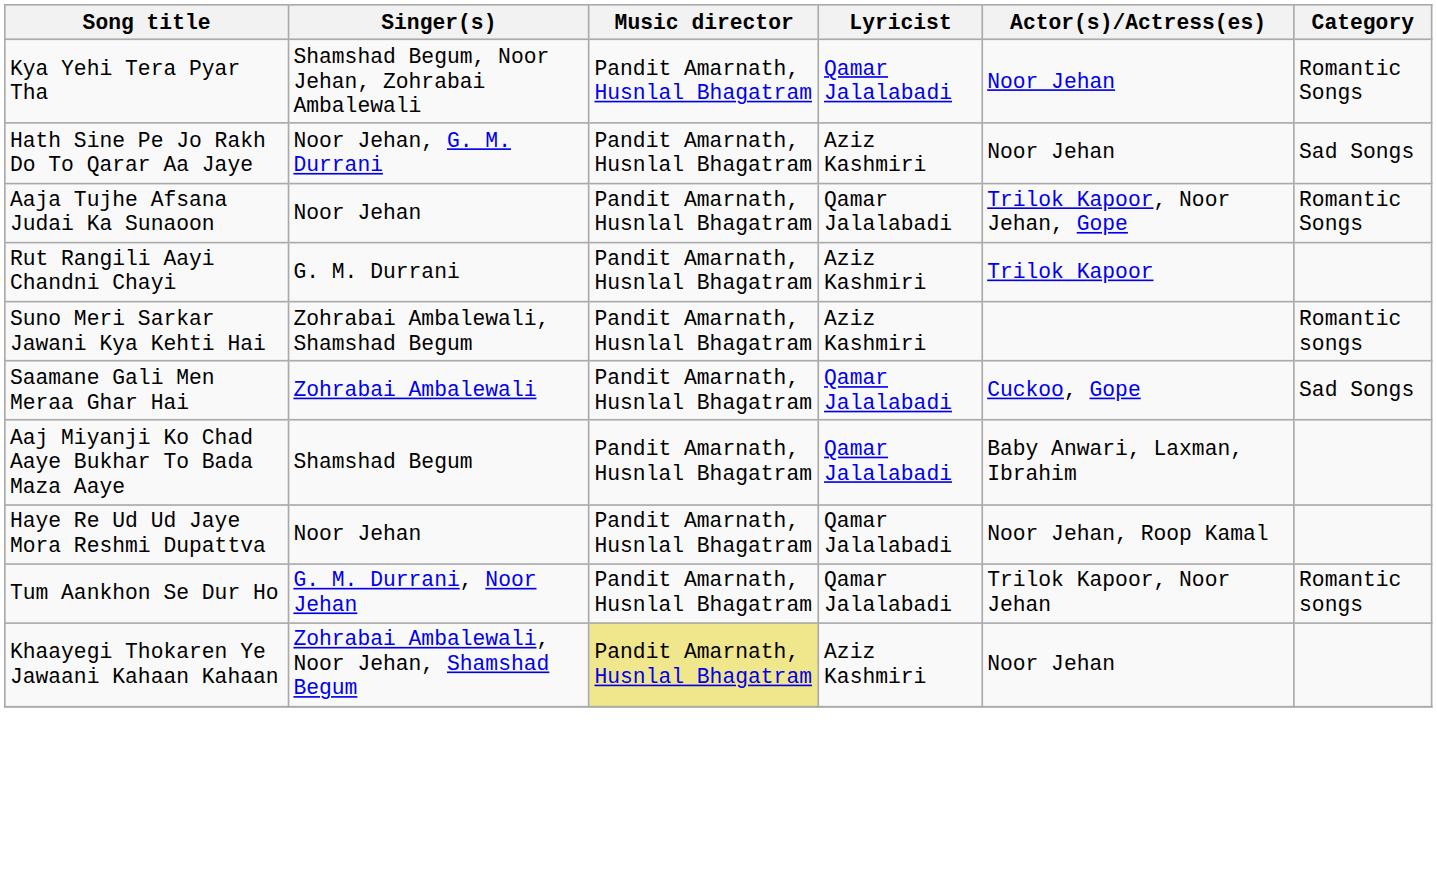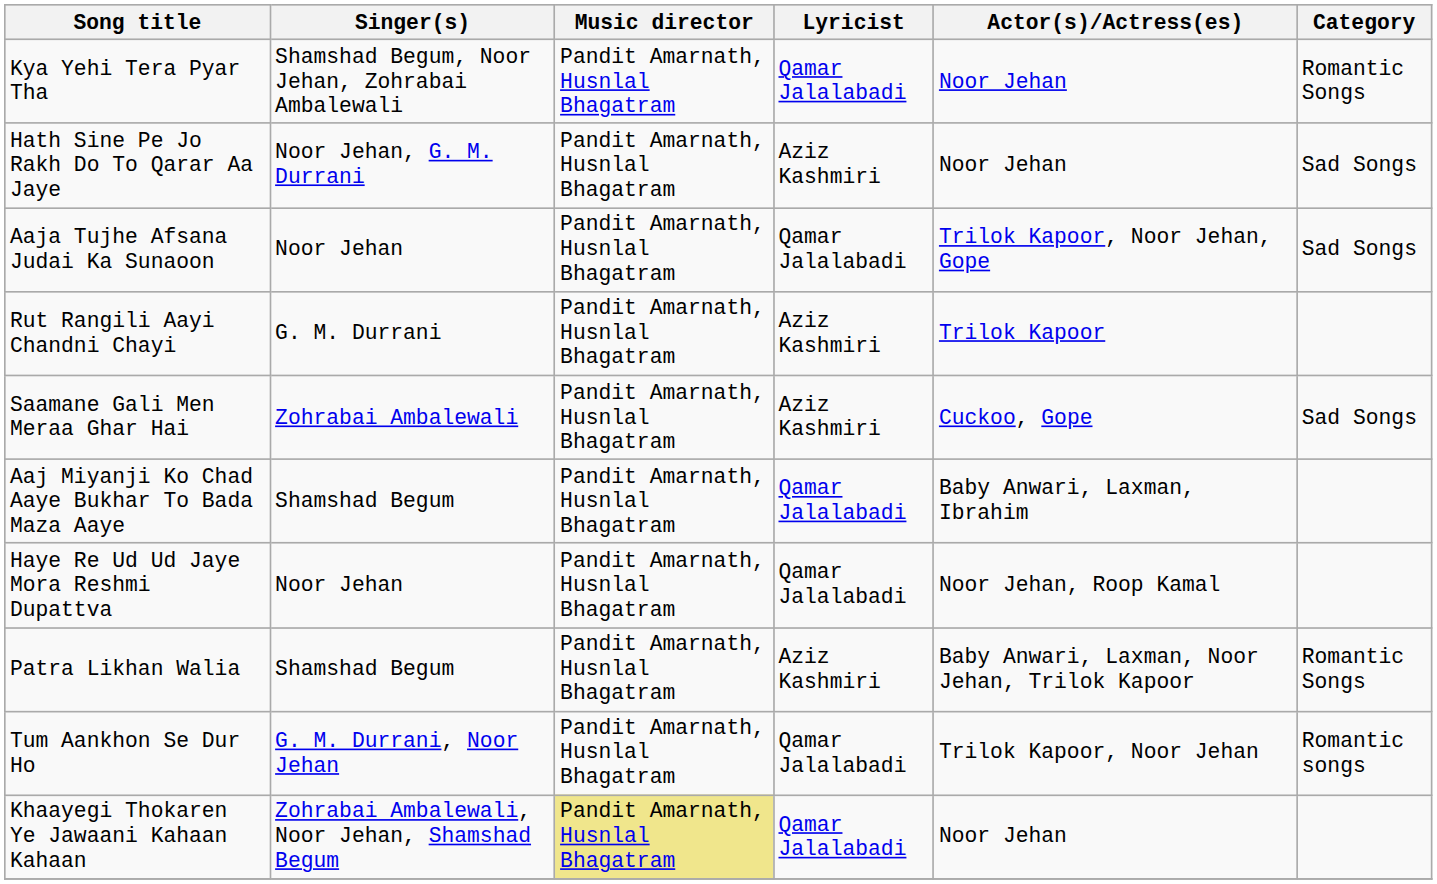(1350, 213) Romantic Songs -> (1359, 249) Sad Songs
- row: (138, 331)
(888, 391) Qamar Jalalabadi -> (830, 417) Aziz Kashmiri
+ row: (125, 669)
(875, 665) Aziz Kashmiri -> (842, 837) Qamar Jalalabadi
